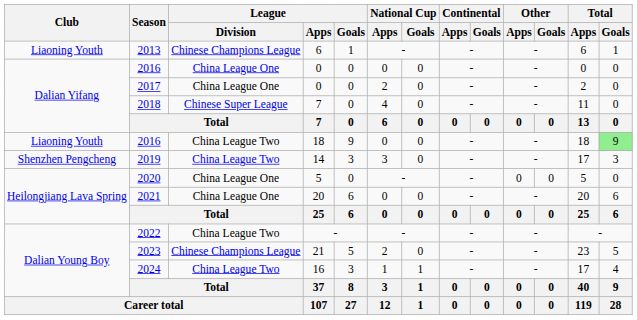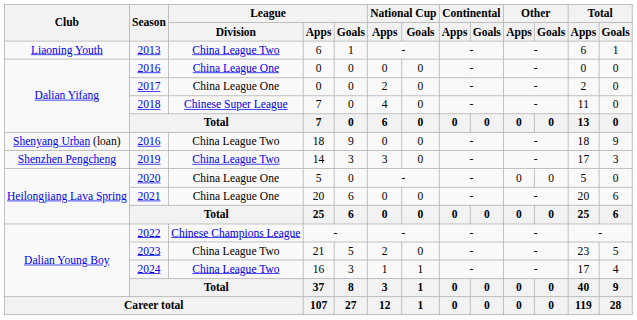(236, 50) Chinese Champions League -> (236, 50) China League Two
(67, 141) Liaoning Youth -> (67, 141) Shenyang Urban (loan)
(616, 141) lightgreen background -> (616, 141) no background
(236, 232) China League Two -> (236, 232) Chinese Champions League
(236, 251) Chinese Champions League -> (236, 251) China League Two
